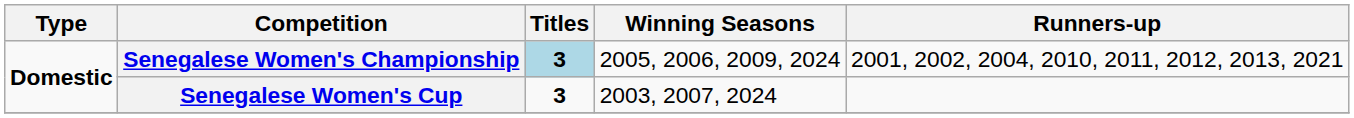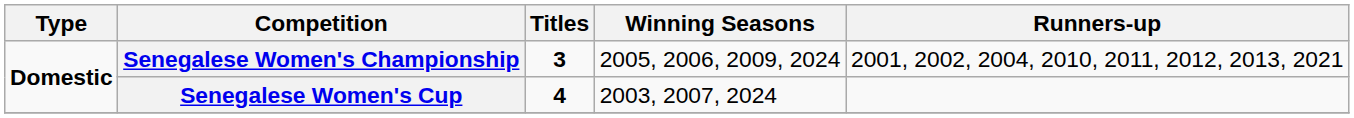(560, 59) lightblue background -> (560, 59) no background
(560, 95) 3 -> (560, 95) 4
